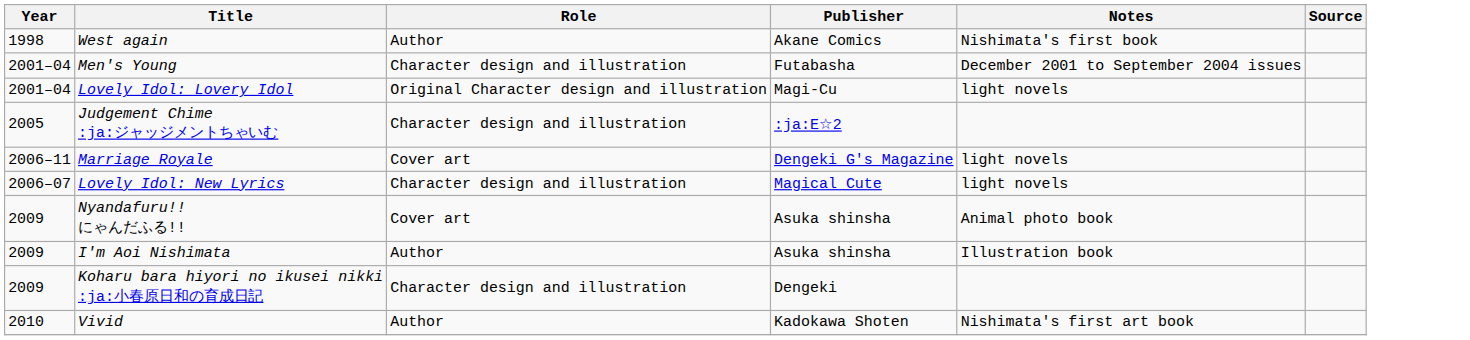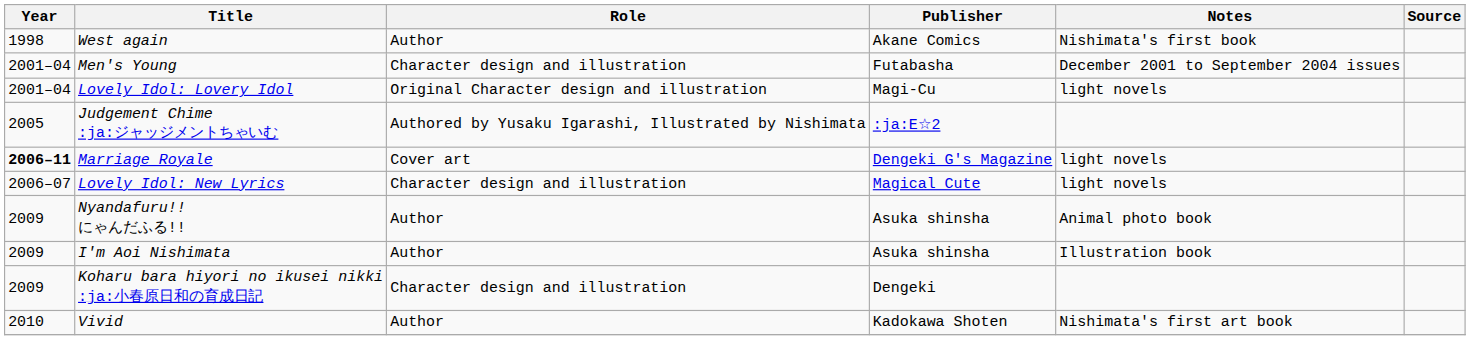(538, 125) Character design and illustration -> (628, 125) Authored by Yusaku Igarashi, Illustrated by Nishimata
(40, 159) normal -> (40, 159) bold
(431, 218) Cover art -> (417, 218) Author
